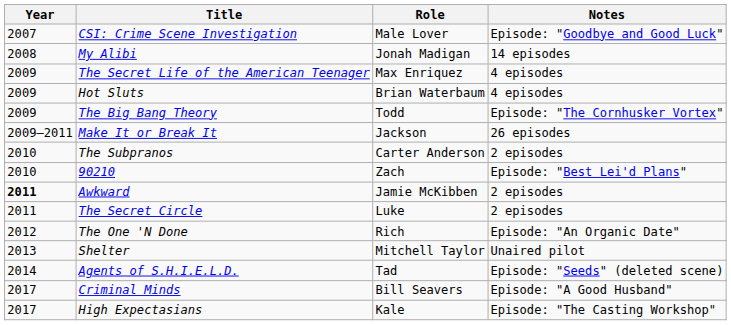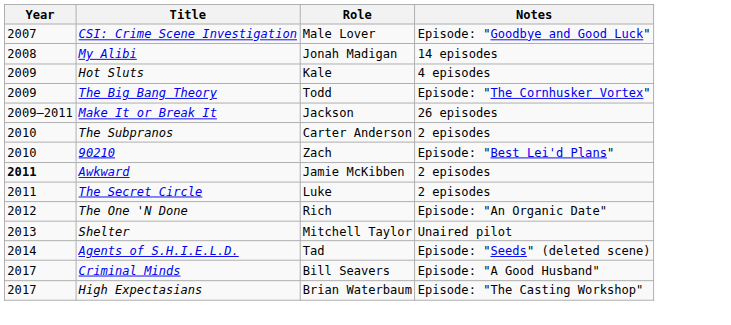- row: (224, 73)
(430, 93) Brian Waterbaum -> (317, 73) Kale
(390, 310) Kale -> (357, 290) Brian Waterbaum
